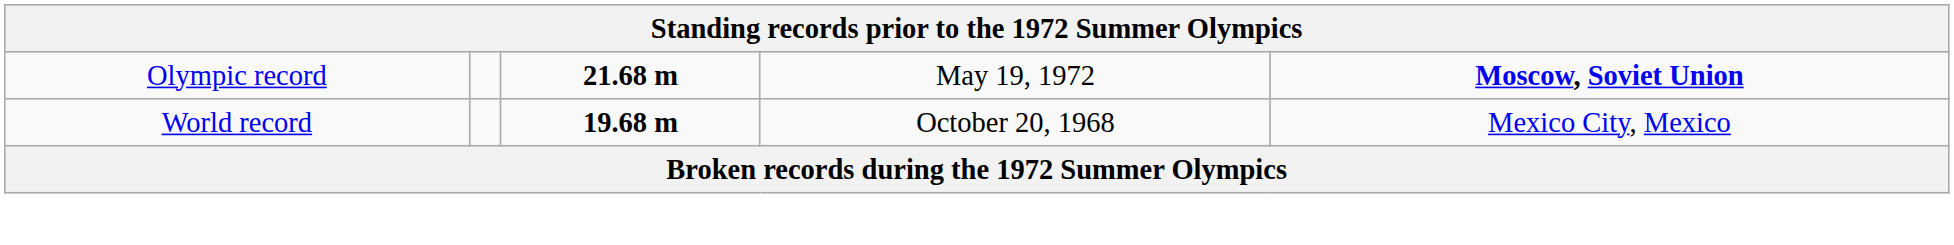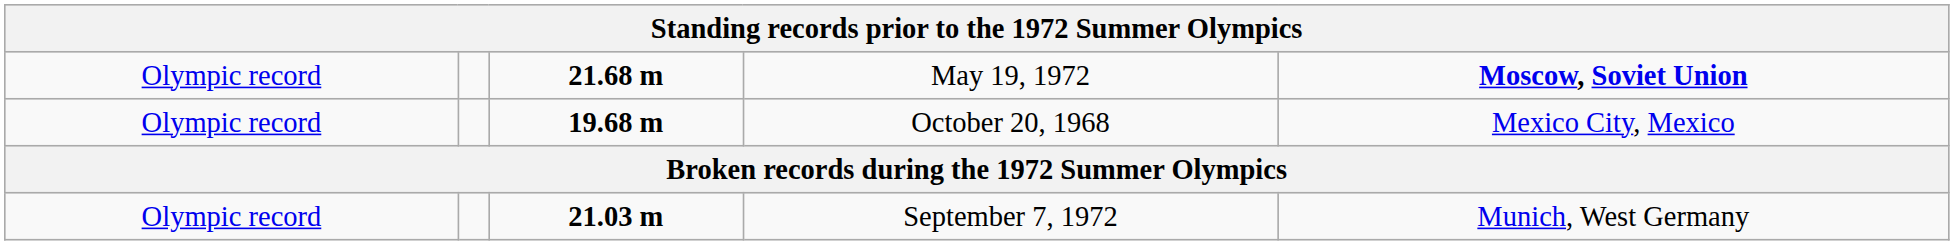(237, 121) World record -> (231, 121) Olympic record
+ row: (1010, 215)
